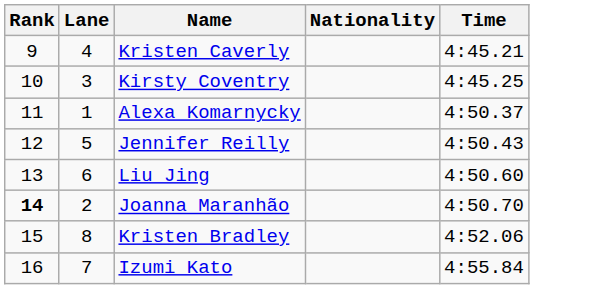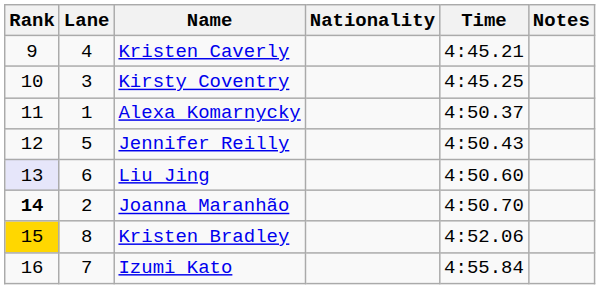+ column: (561, 20)
(32, 175) no background -> (32, 175) lavender background
(32, 237) no background -> (32, 237) gold background
